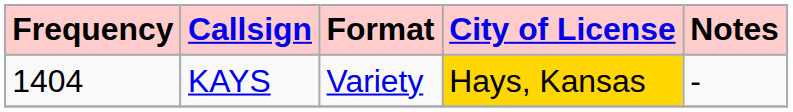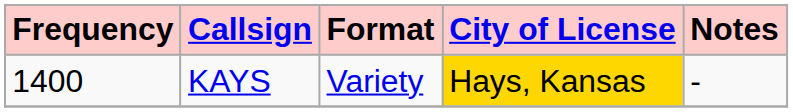(48, 80) 1404 -> (48, 80) 1400
